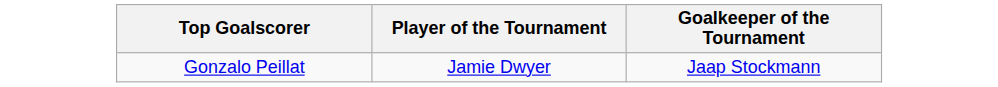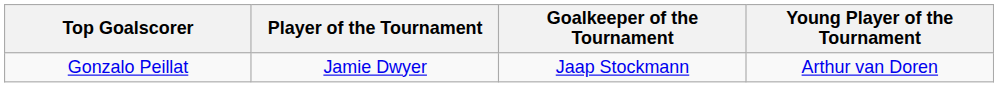+ column: (870, 28)
